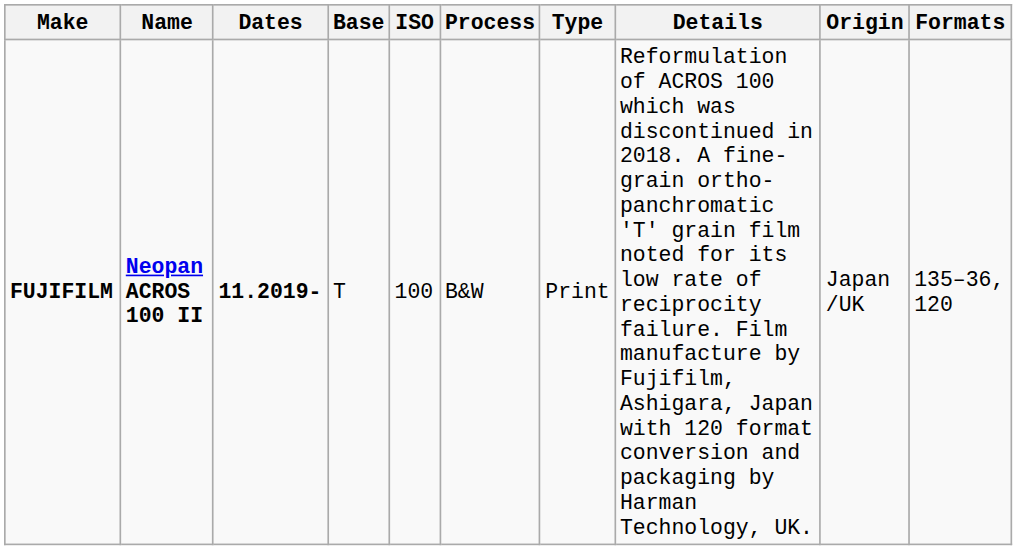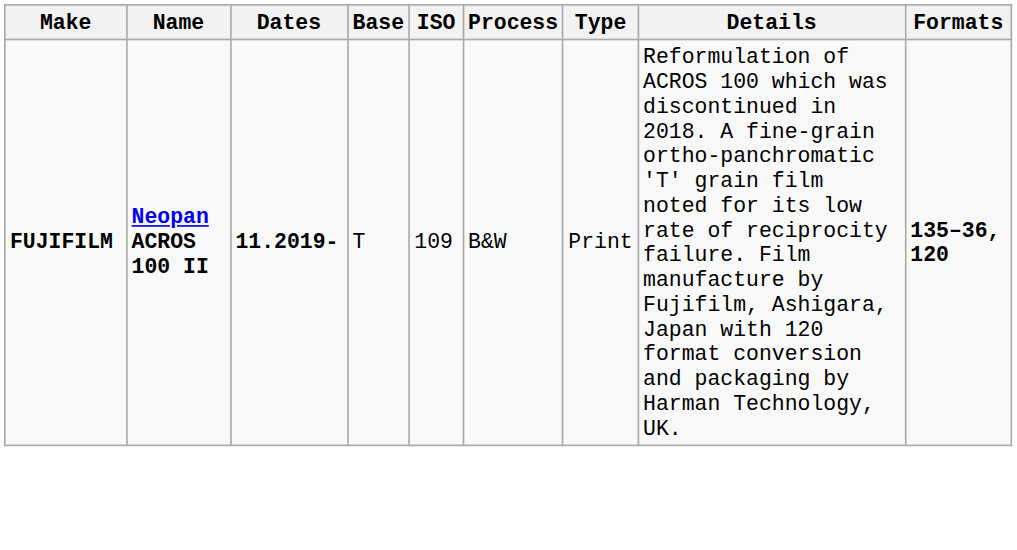- column: (865, 22)
(414, 292) 100 -> (434, 243) 109
(959, 292) normal -> (955, 243) bold
